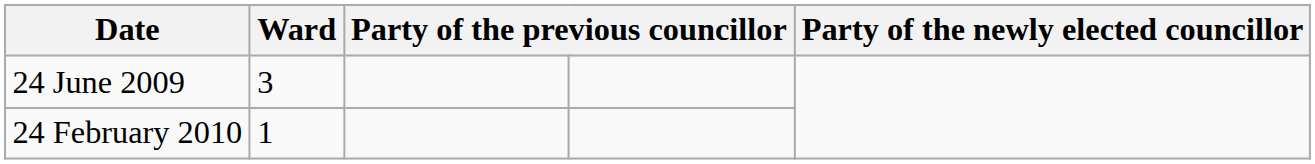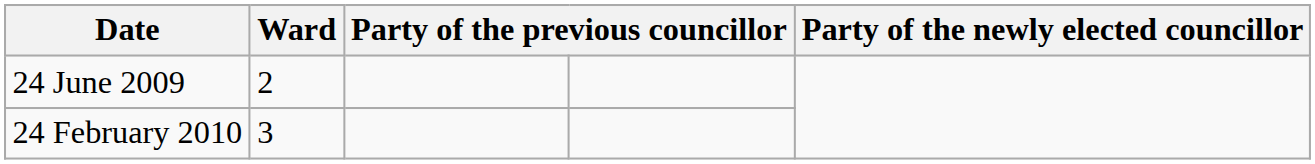(265, 81) 3 -> (265, 81) 2
(265, 132) 1 -> (265, 132) 3
